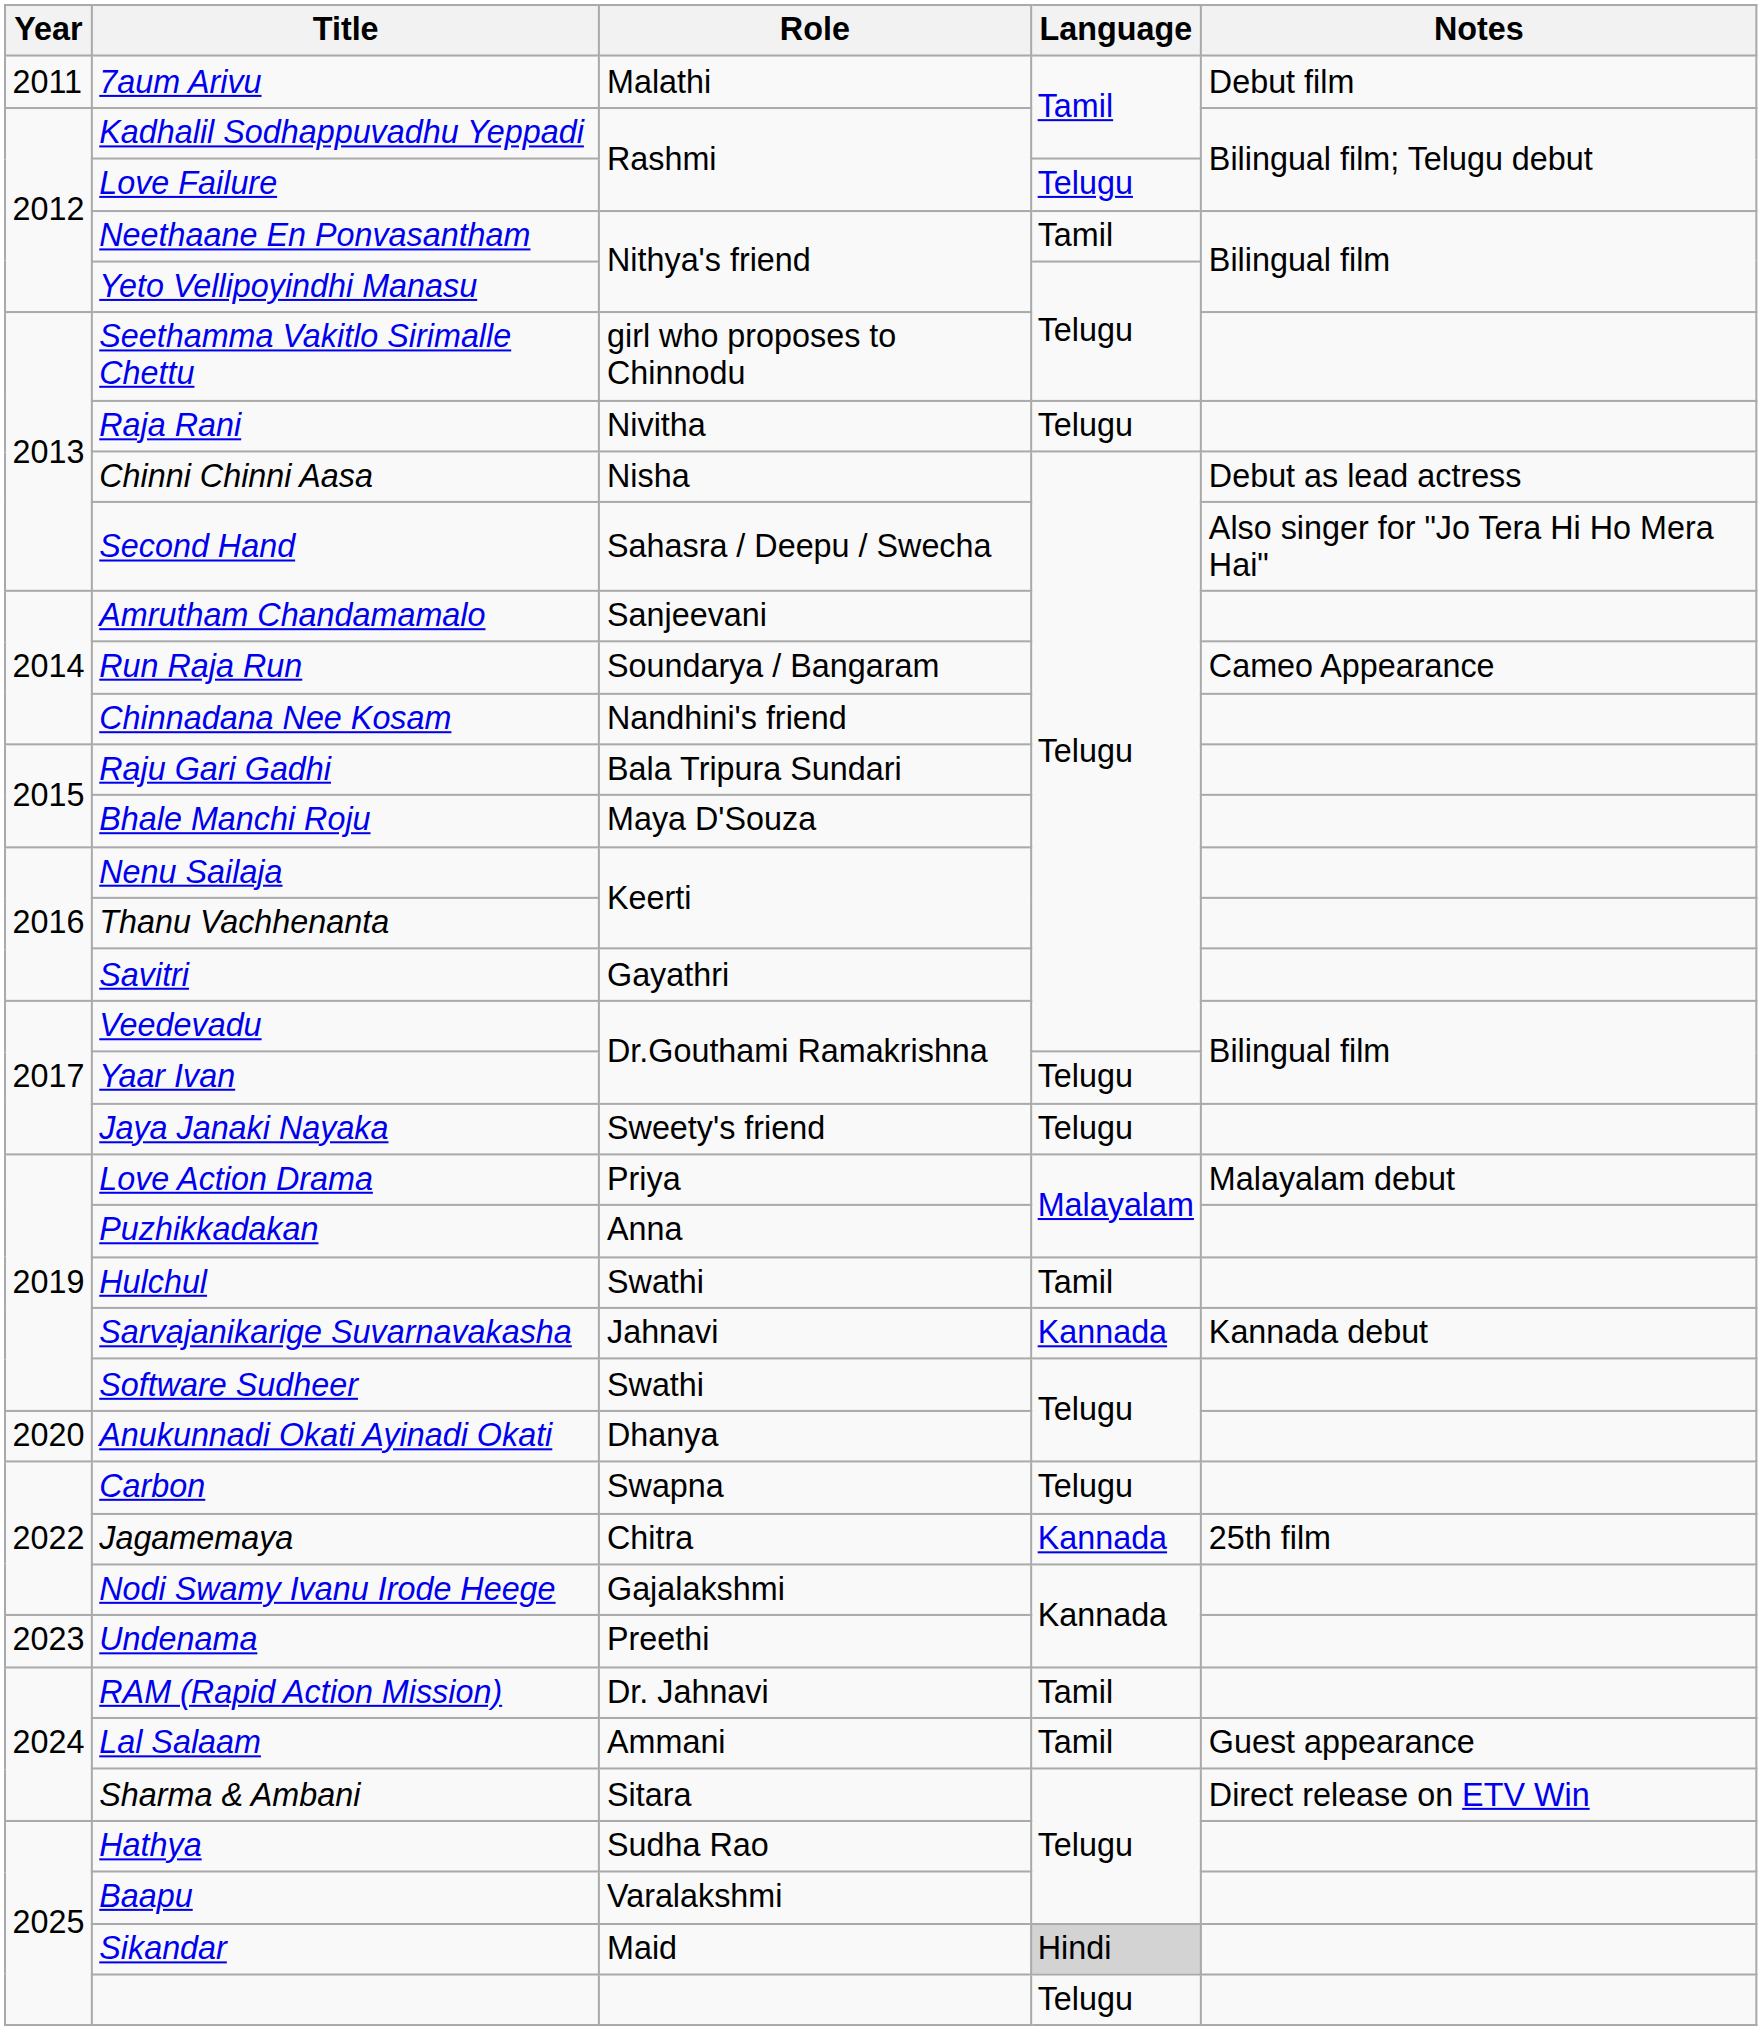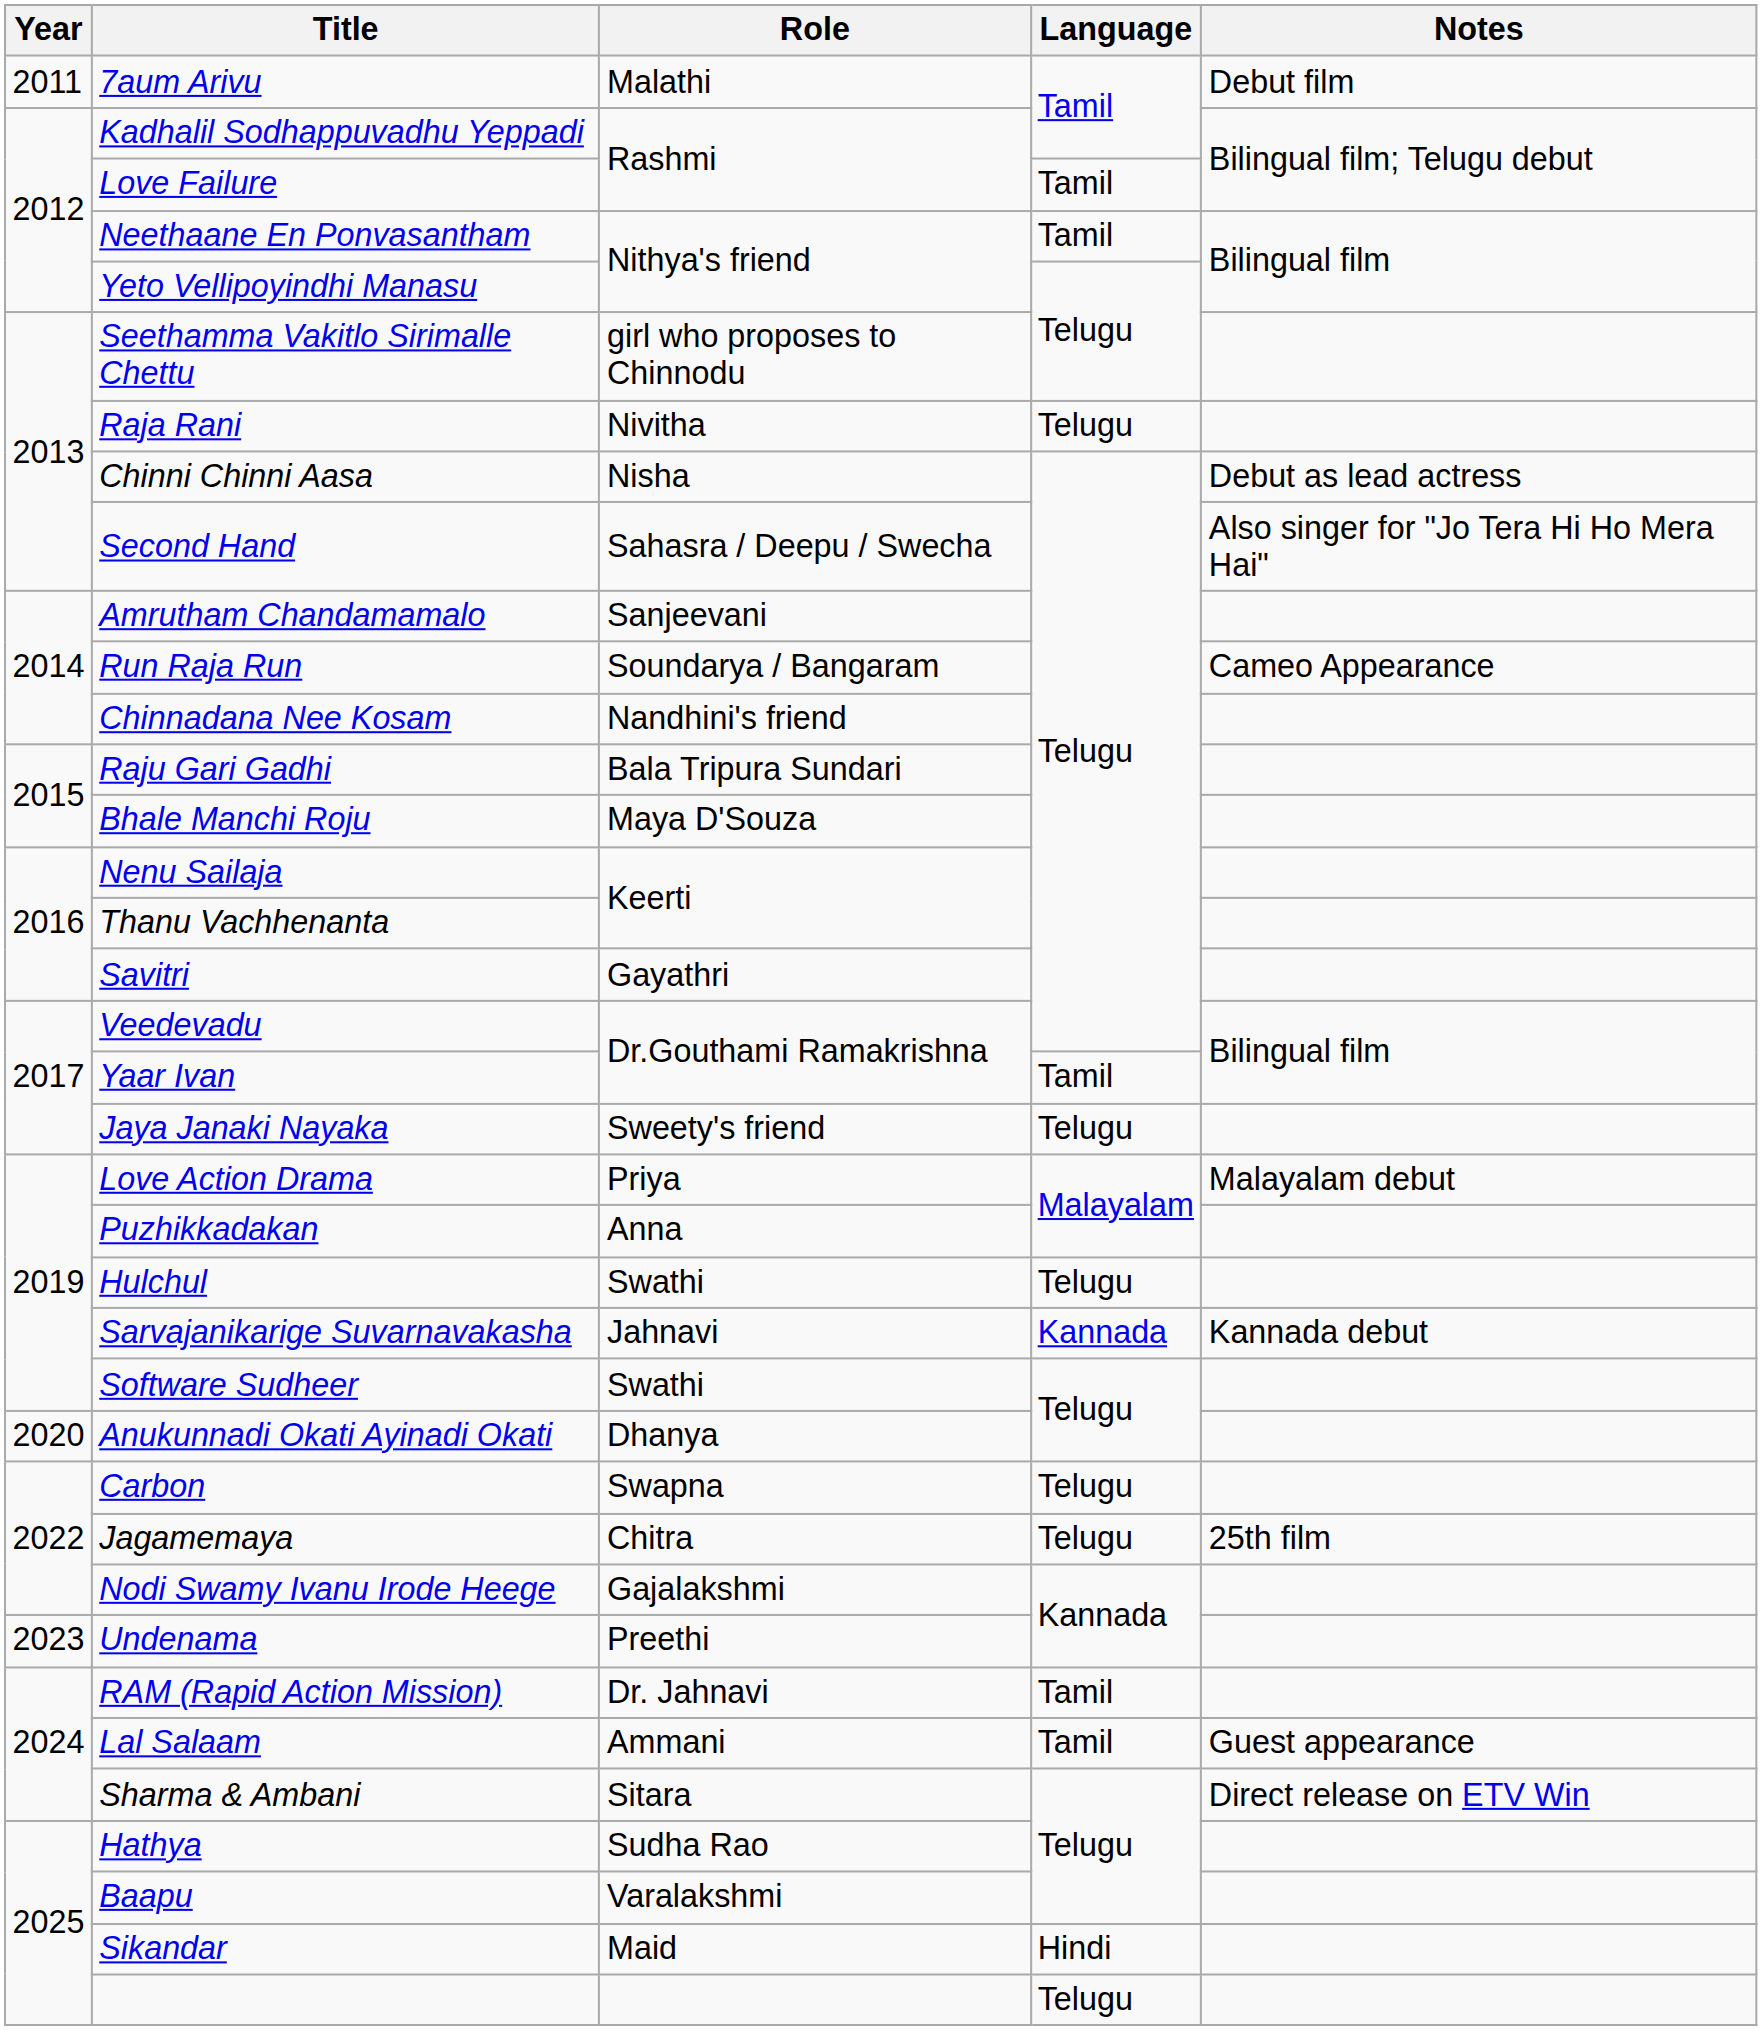(1085, 183) Telugu -> (1075, 183) Tamil
(1085, 1076) Telugu -> (1075, 1076) Tamil
(1075, 1281) Tamil -> (1085, 1281) Telugu
(1102, 1538) Kannada -> (1085, 1538) Telugu
(1075, 1948) lightgrey background -> (1075, 1948) no background
